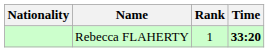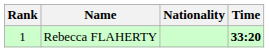columns swapped: (210, 15) <-> (38, 15)
